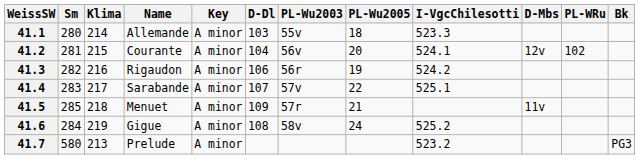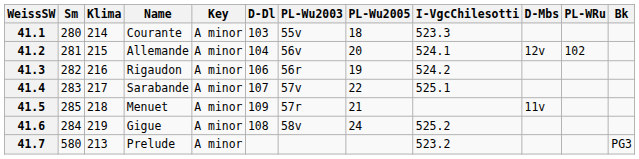(158, 32) Allemande -> (154, 32) Courante
(154, 51) Courante -> (158, 51) Allemande
